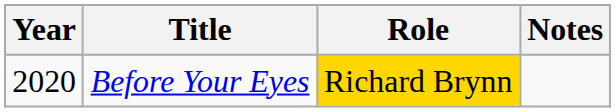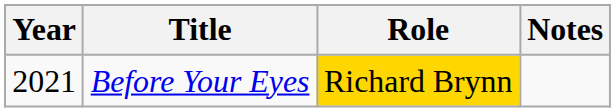(44, 80) 2020 -> (44, 80) 2021
